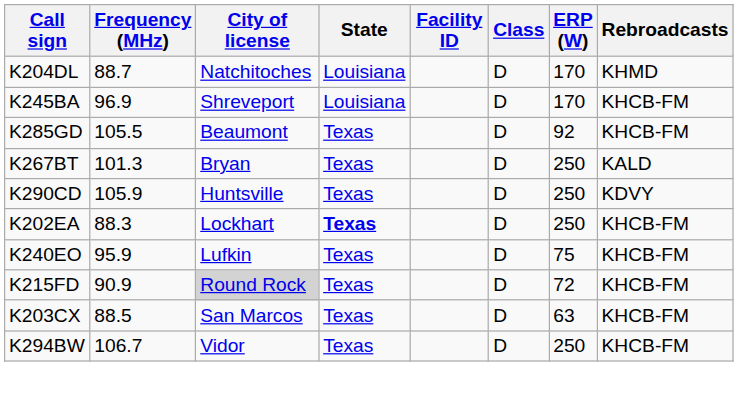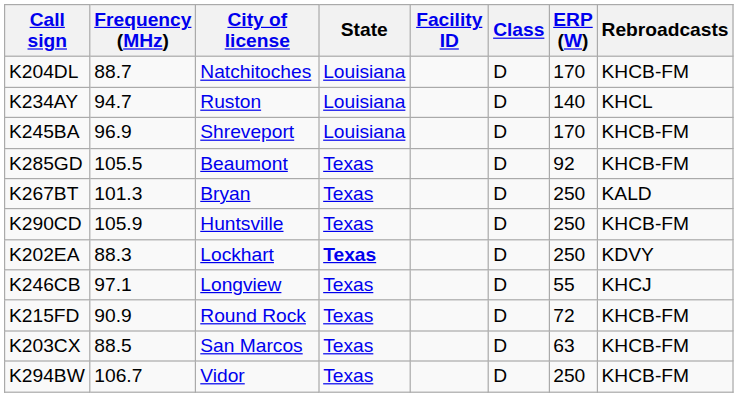(630, 71) KHMD -> (645, 71) KHCB-FM
+ row: (44, 102)
(628, 193) KDVY -> (645, 224) KHCB-FM
(645, 224) KHCB-FM -> (628, 254) KDVY
+ row: (45, 284)
- row: (45, 254)
(253, 284) lightgrey background -> (253, 315) no background
